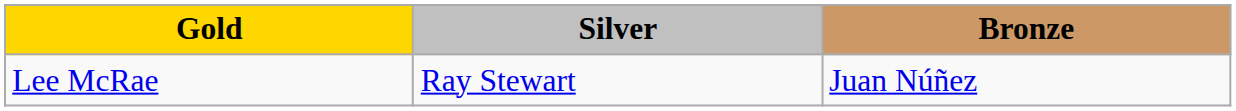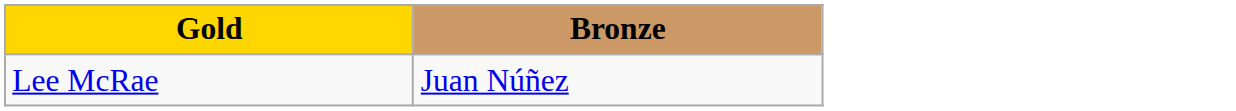- column: (618, 29)
